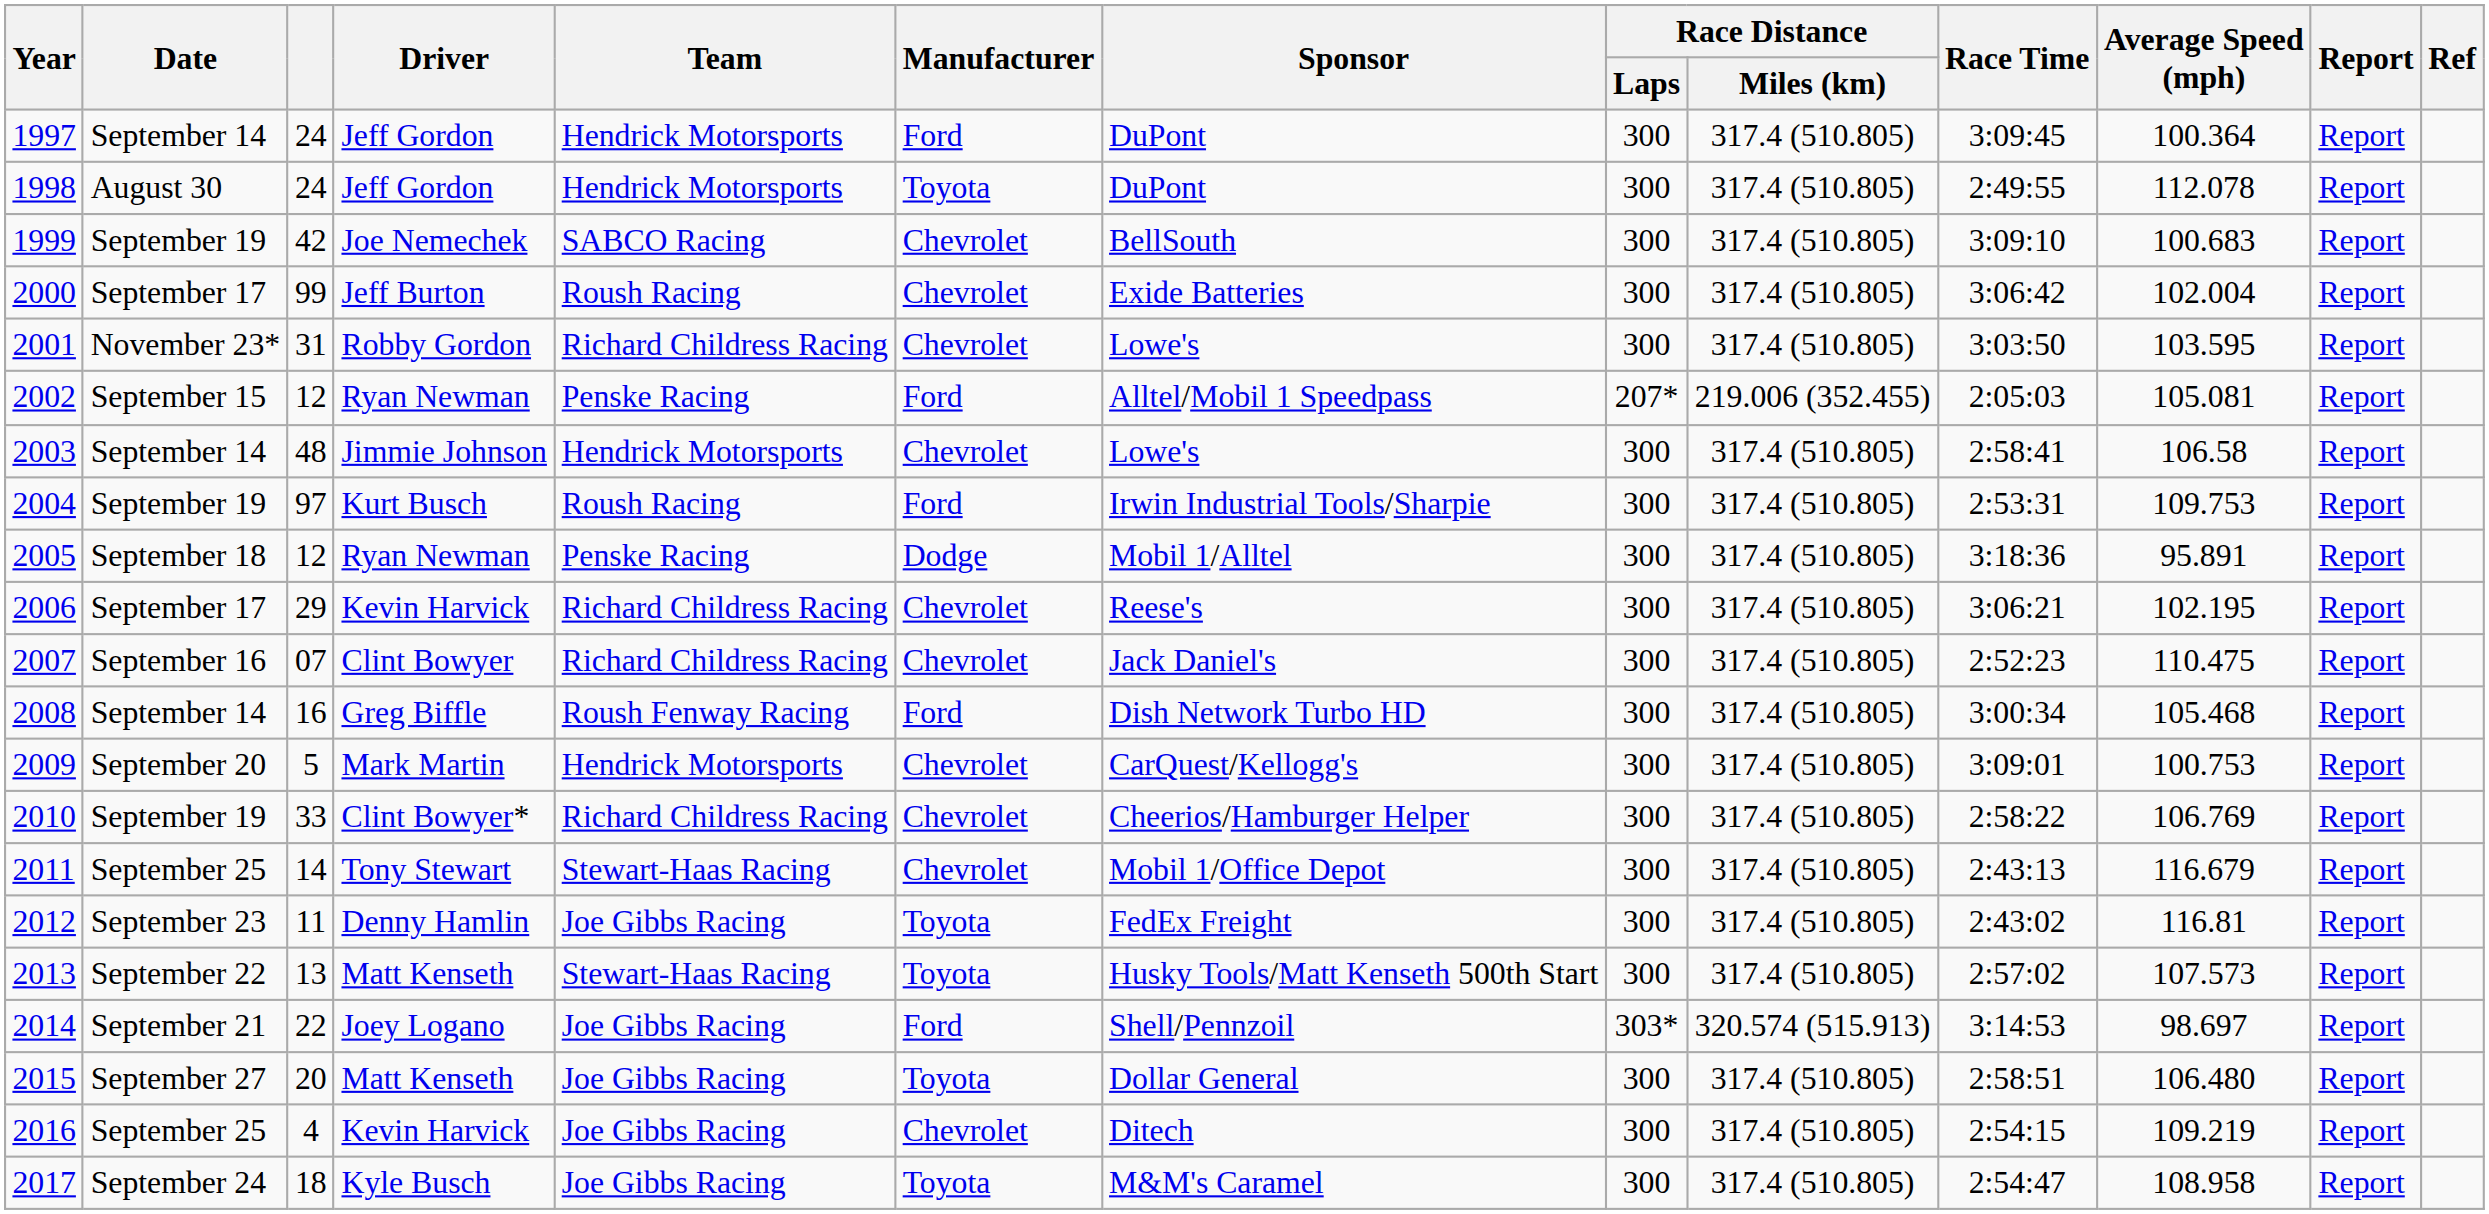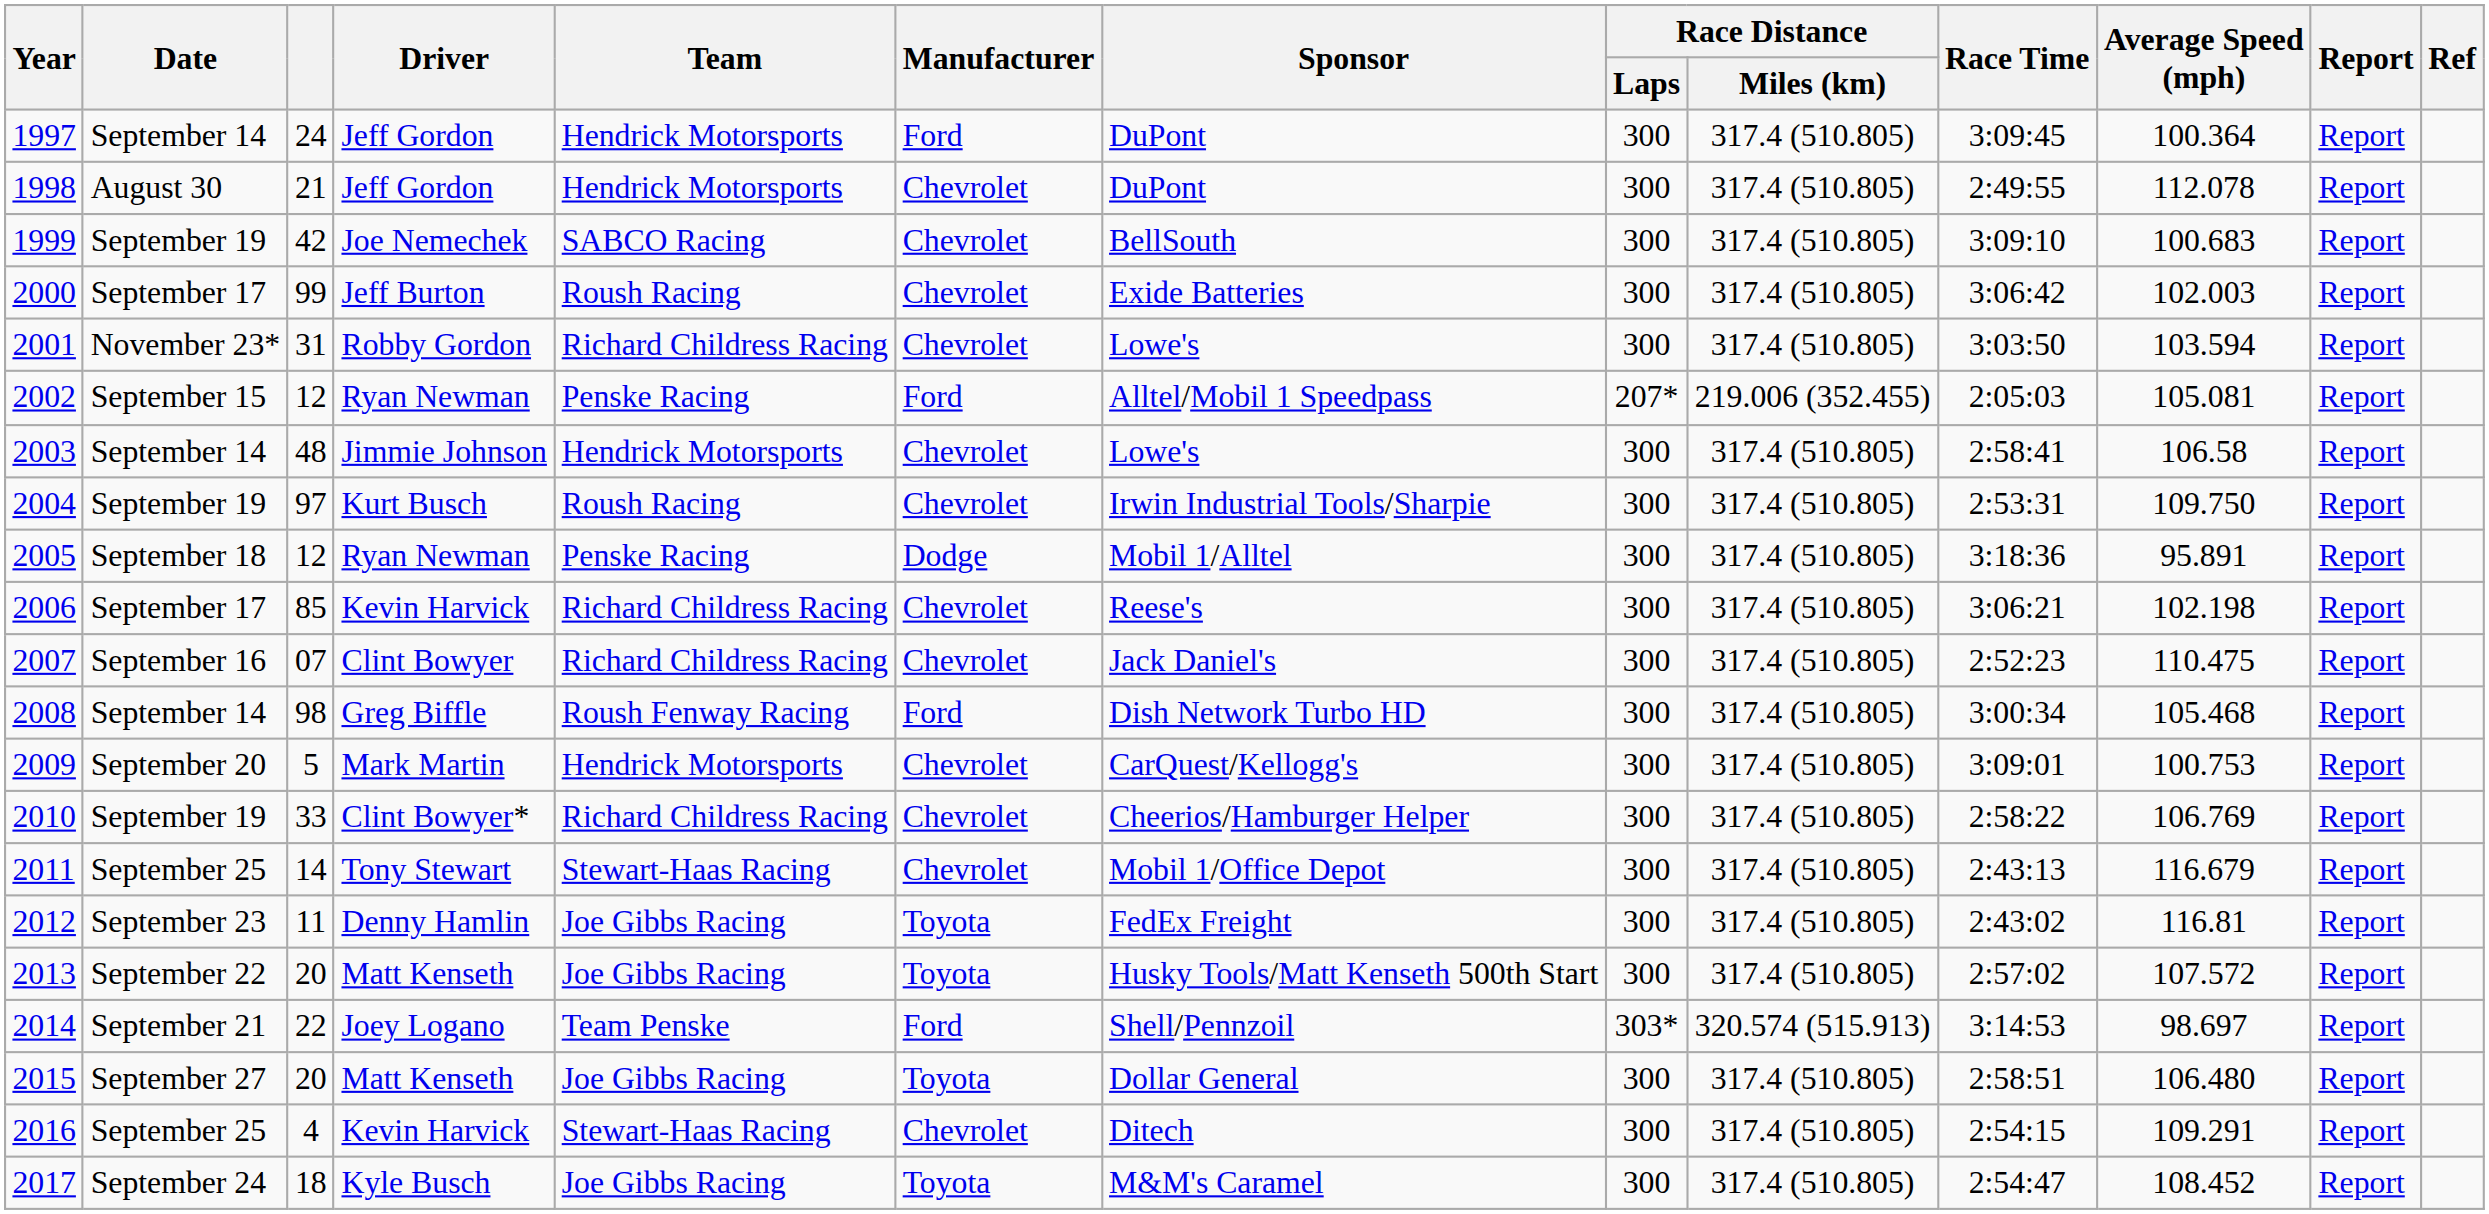(311, 188) 24 -> (311, 188) 21
(947, 188) Toyota -> (965, 188) Chevrolet
(2204, 292) 102.004 -> (2204, 292) 102.003
(2204, 345) 103.595 -> (2204, 345) 103.594
(933, 502) Ford -> (965, 502) Chevrolet
(2204, 502) 109.753 -> (2204, 502) 109.750
(311, 607) 29 -> (311, 607) 85
(2204, 607) 102.195 -> (2204, 607) 102.198
(311, 711) 16 -> (311, 711) 98
(311, 973) 13 -> (311, 973) 20
(696, 973) Stewart-Haas Racing -> (674, 973) Joe Gibbs Racing
(2204, 973) 107.573 -> (2204, 973) 107.572
(674, 1026) Joe Gibbs Racing -> (646, 1026) Team Penske
(674, 1130) Joe Gibbs Racing -> (696, 1130) Stewart-Haas Racing
(2204, 1130) 109.219 -> (2204, 1130) 109.291
(2204, 1183) 108.958 -> (2204, 1183) 108.452
